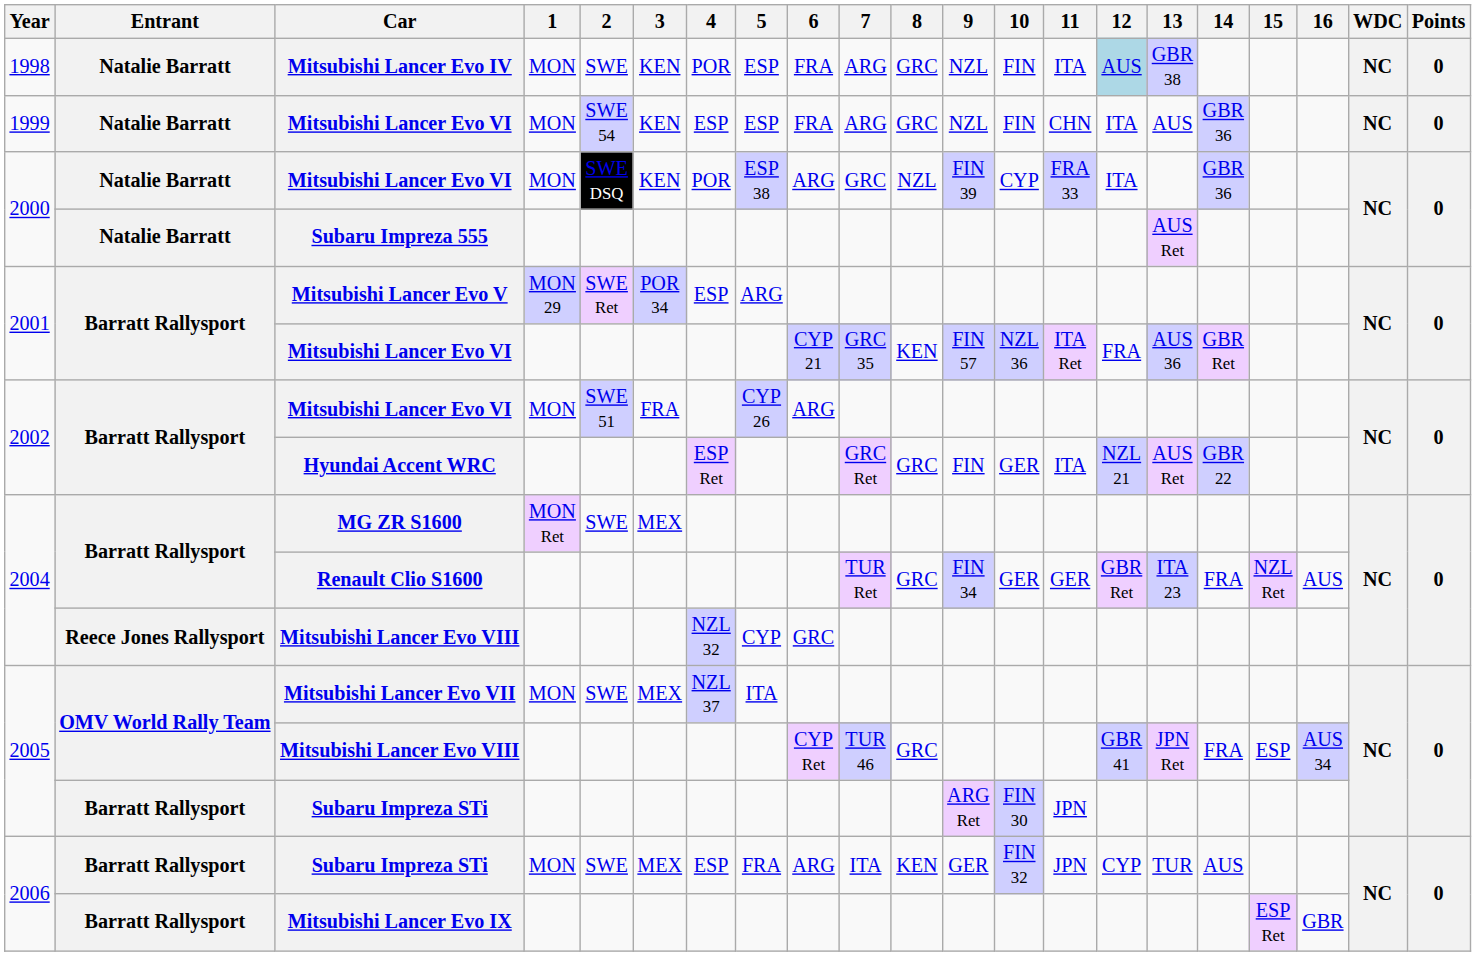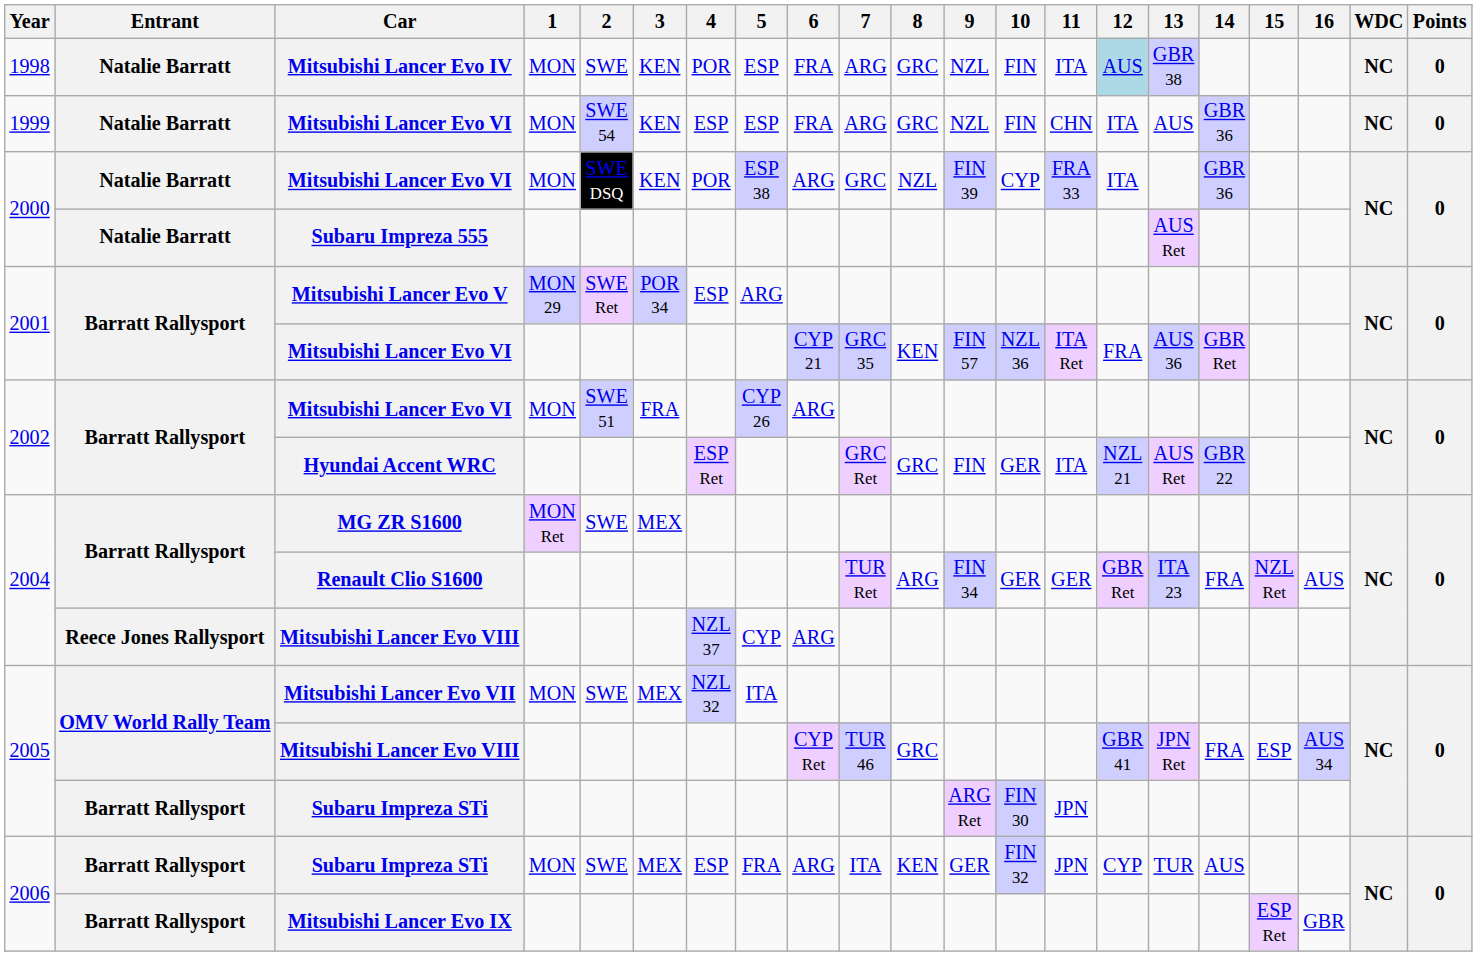(917, 580) GRC -> (917, 580) ARG
(711, 637) NZL 32 -> (711, 637) NZL 37
(813, 637) GRC -> (813, 637) ARG
(711, 694) NZL 37 -> (711, 694) NZL 32
